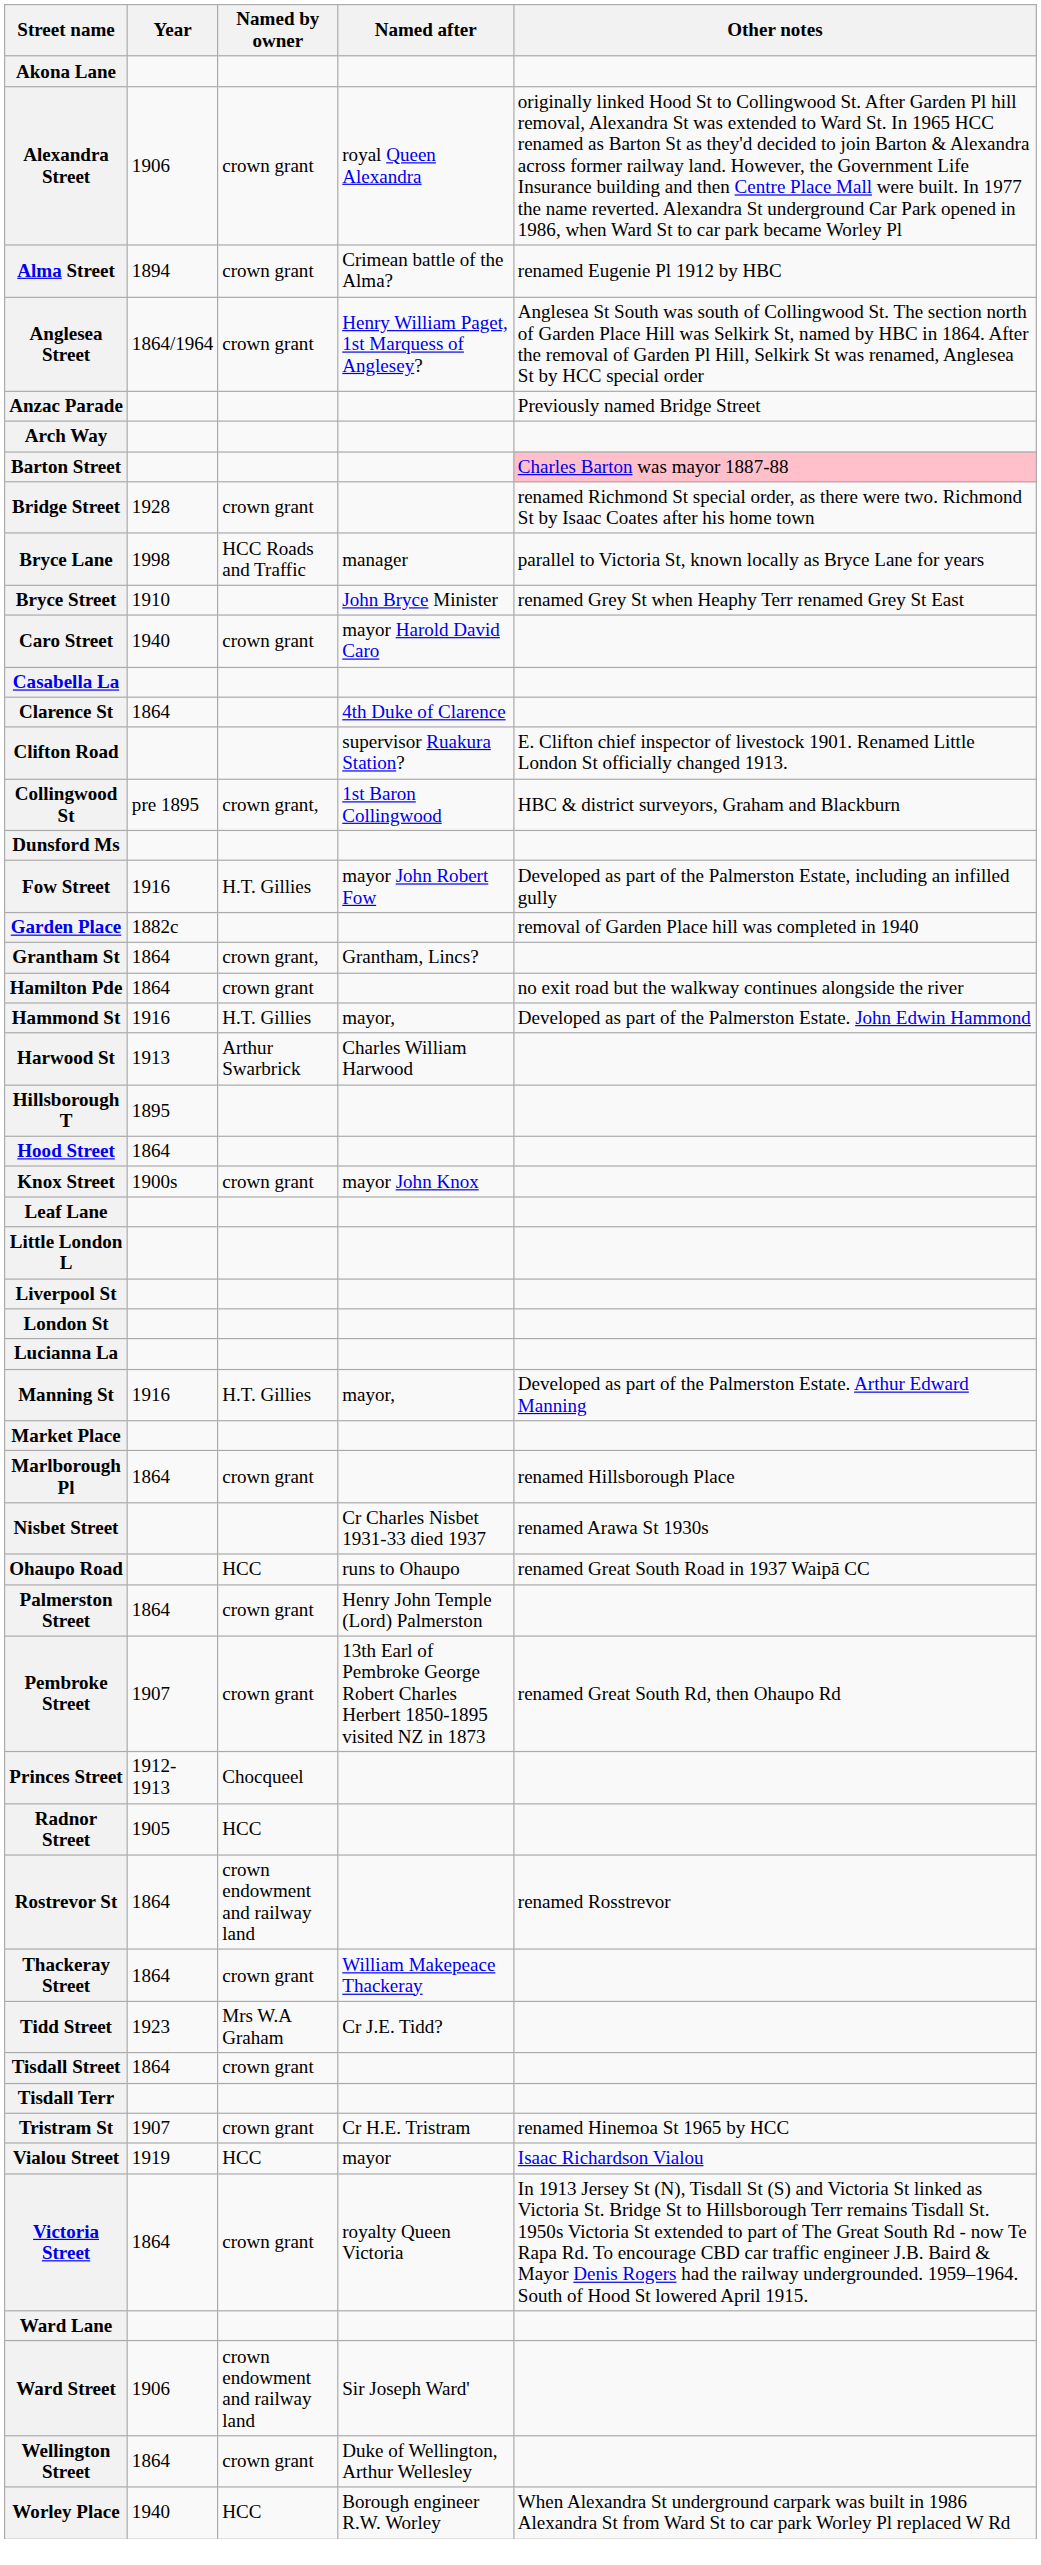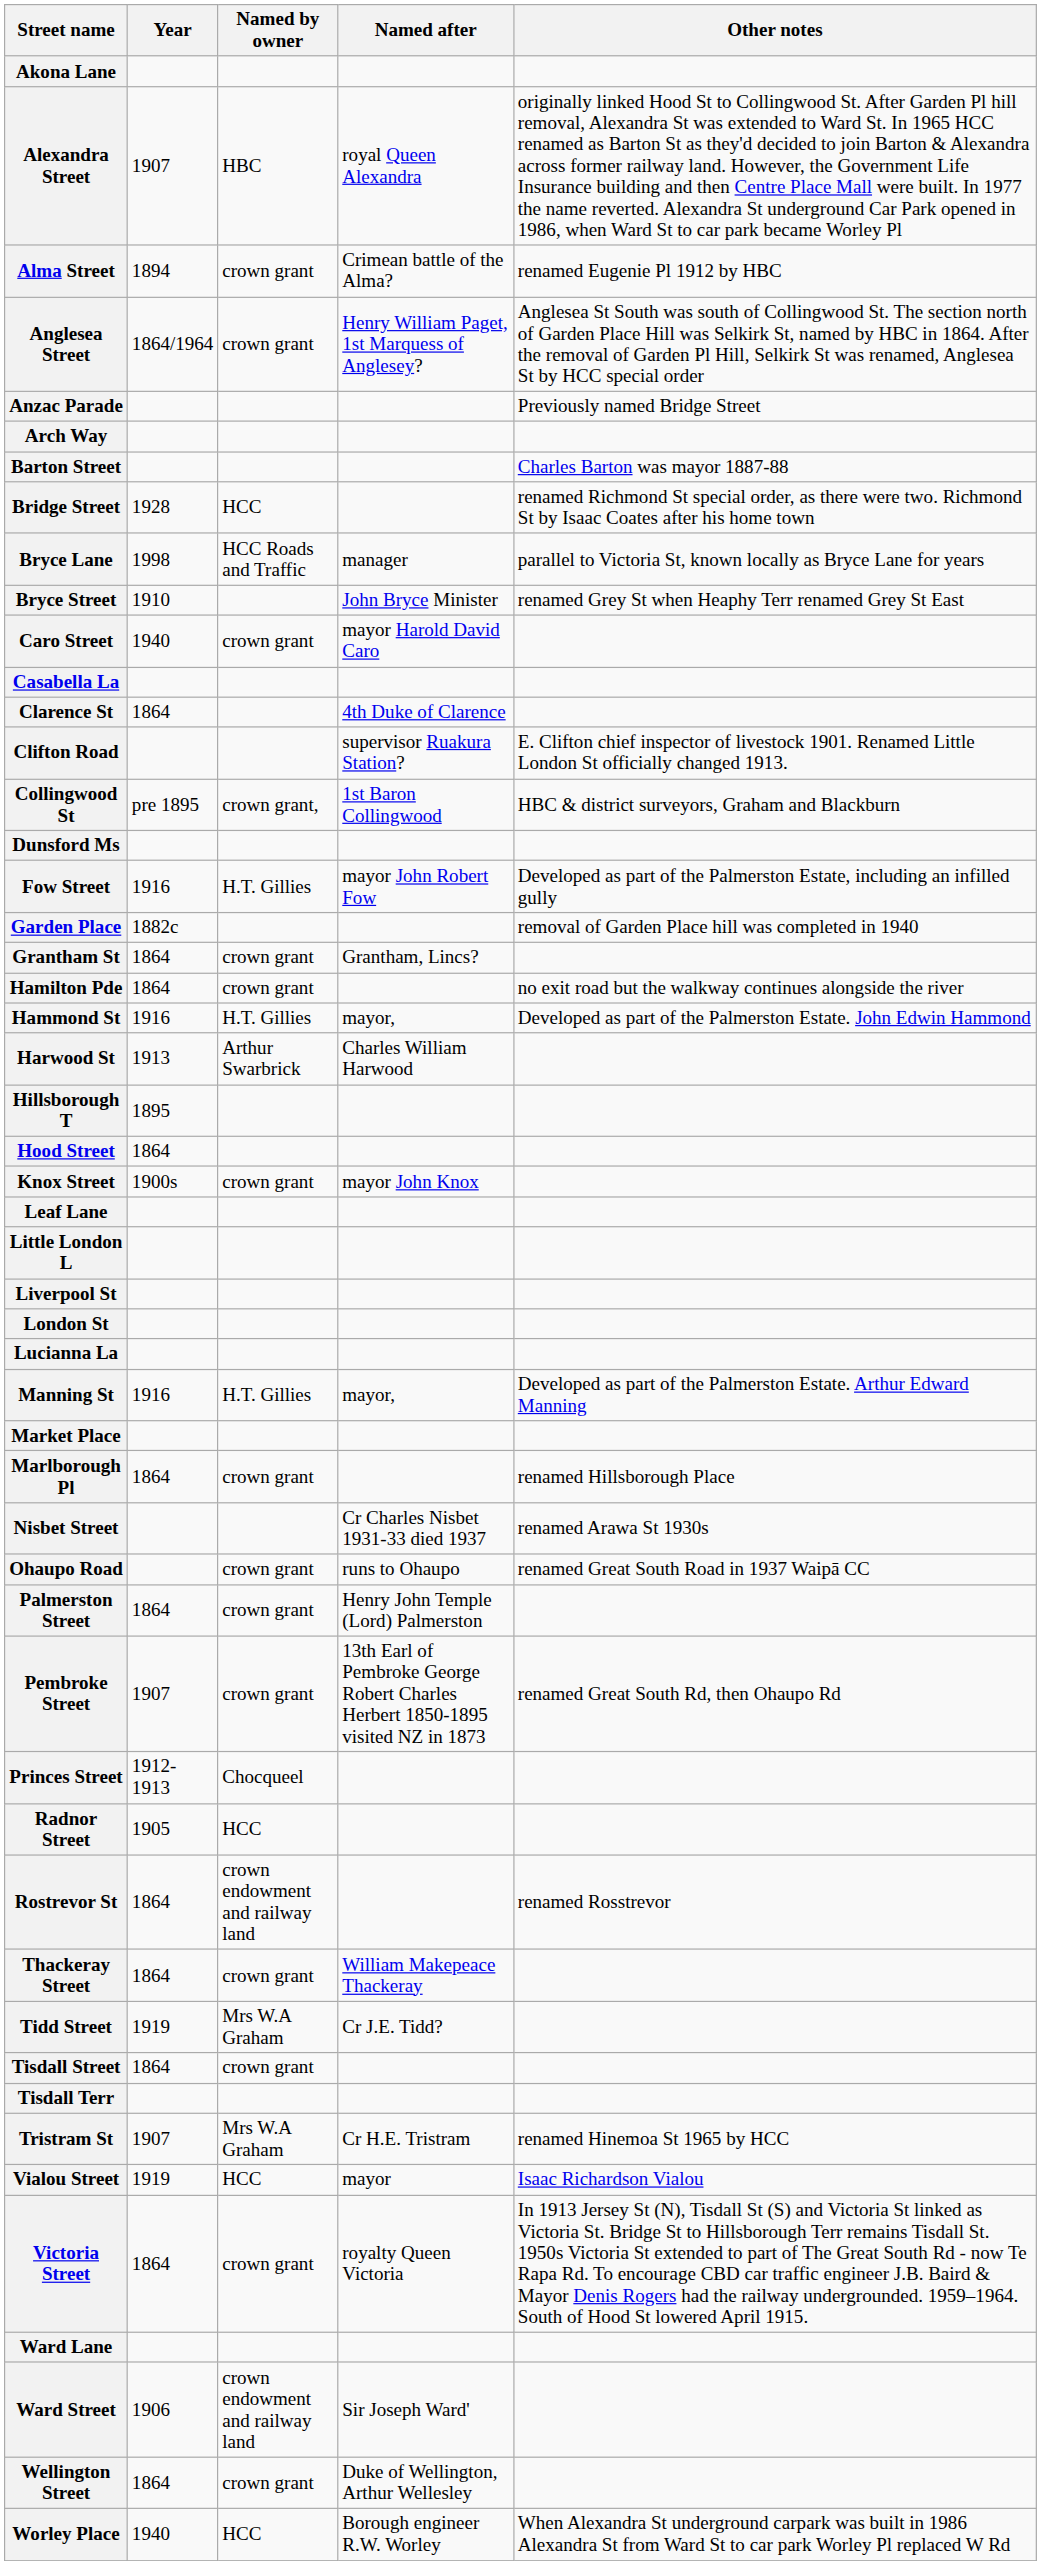(151, 165) 1906 -> (151, 165) 1907
(268, 165) crown grant -> (242, 165) HBC
(653, 466) pink background -> (653, 466) no background
(268, 507) crown grant -> (242, 507) HCC
(270, 957) crown grant, -> (268, 957) crown grant
(242, 1569) HCC -> (268, 1569) crown grant
(151, 2026) 1923 -> (151, 2026) 1919
(268, 2128) crown grant -> (257, 2138) Mrs W.A Graham
